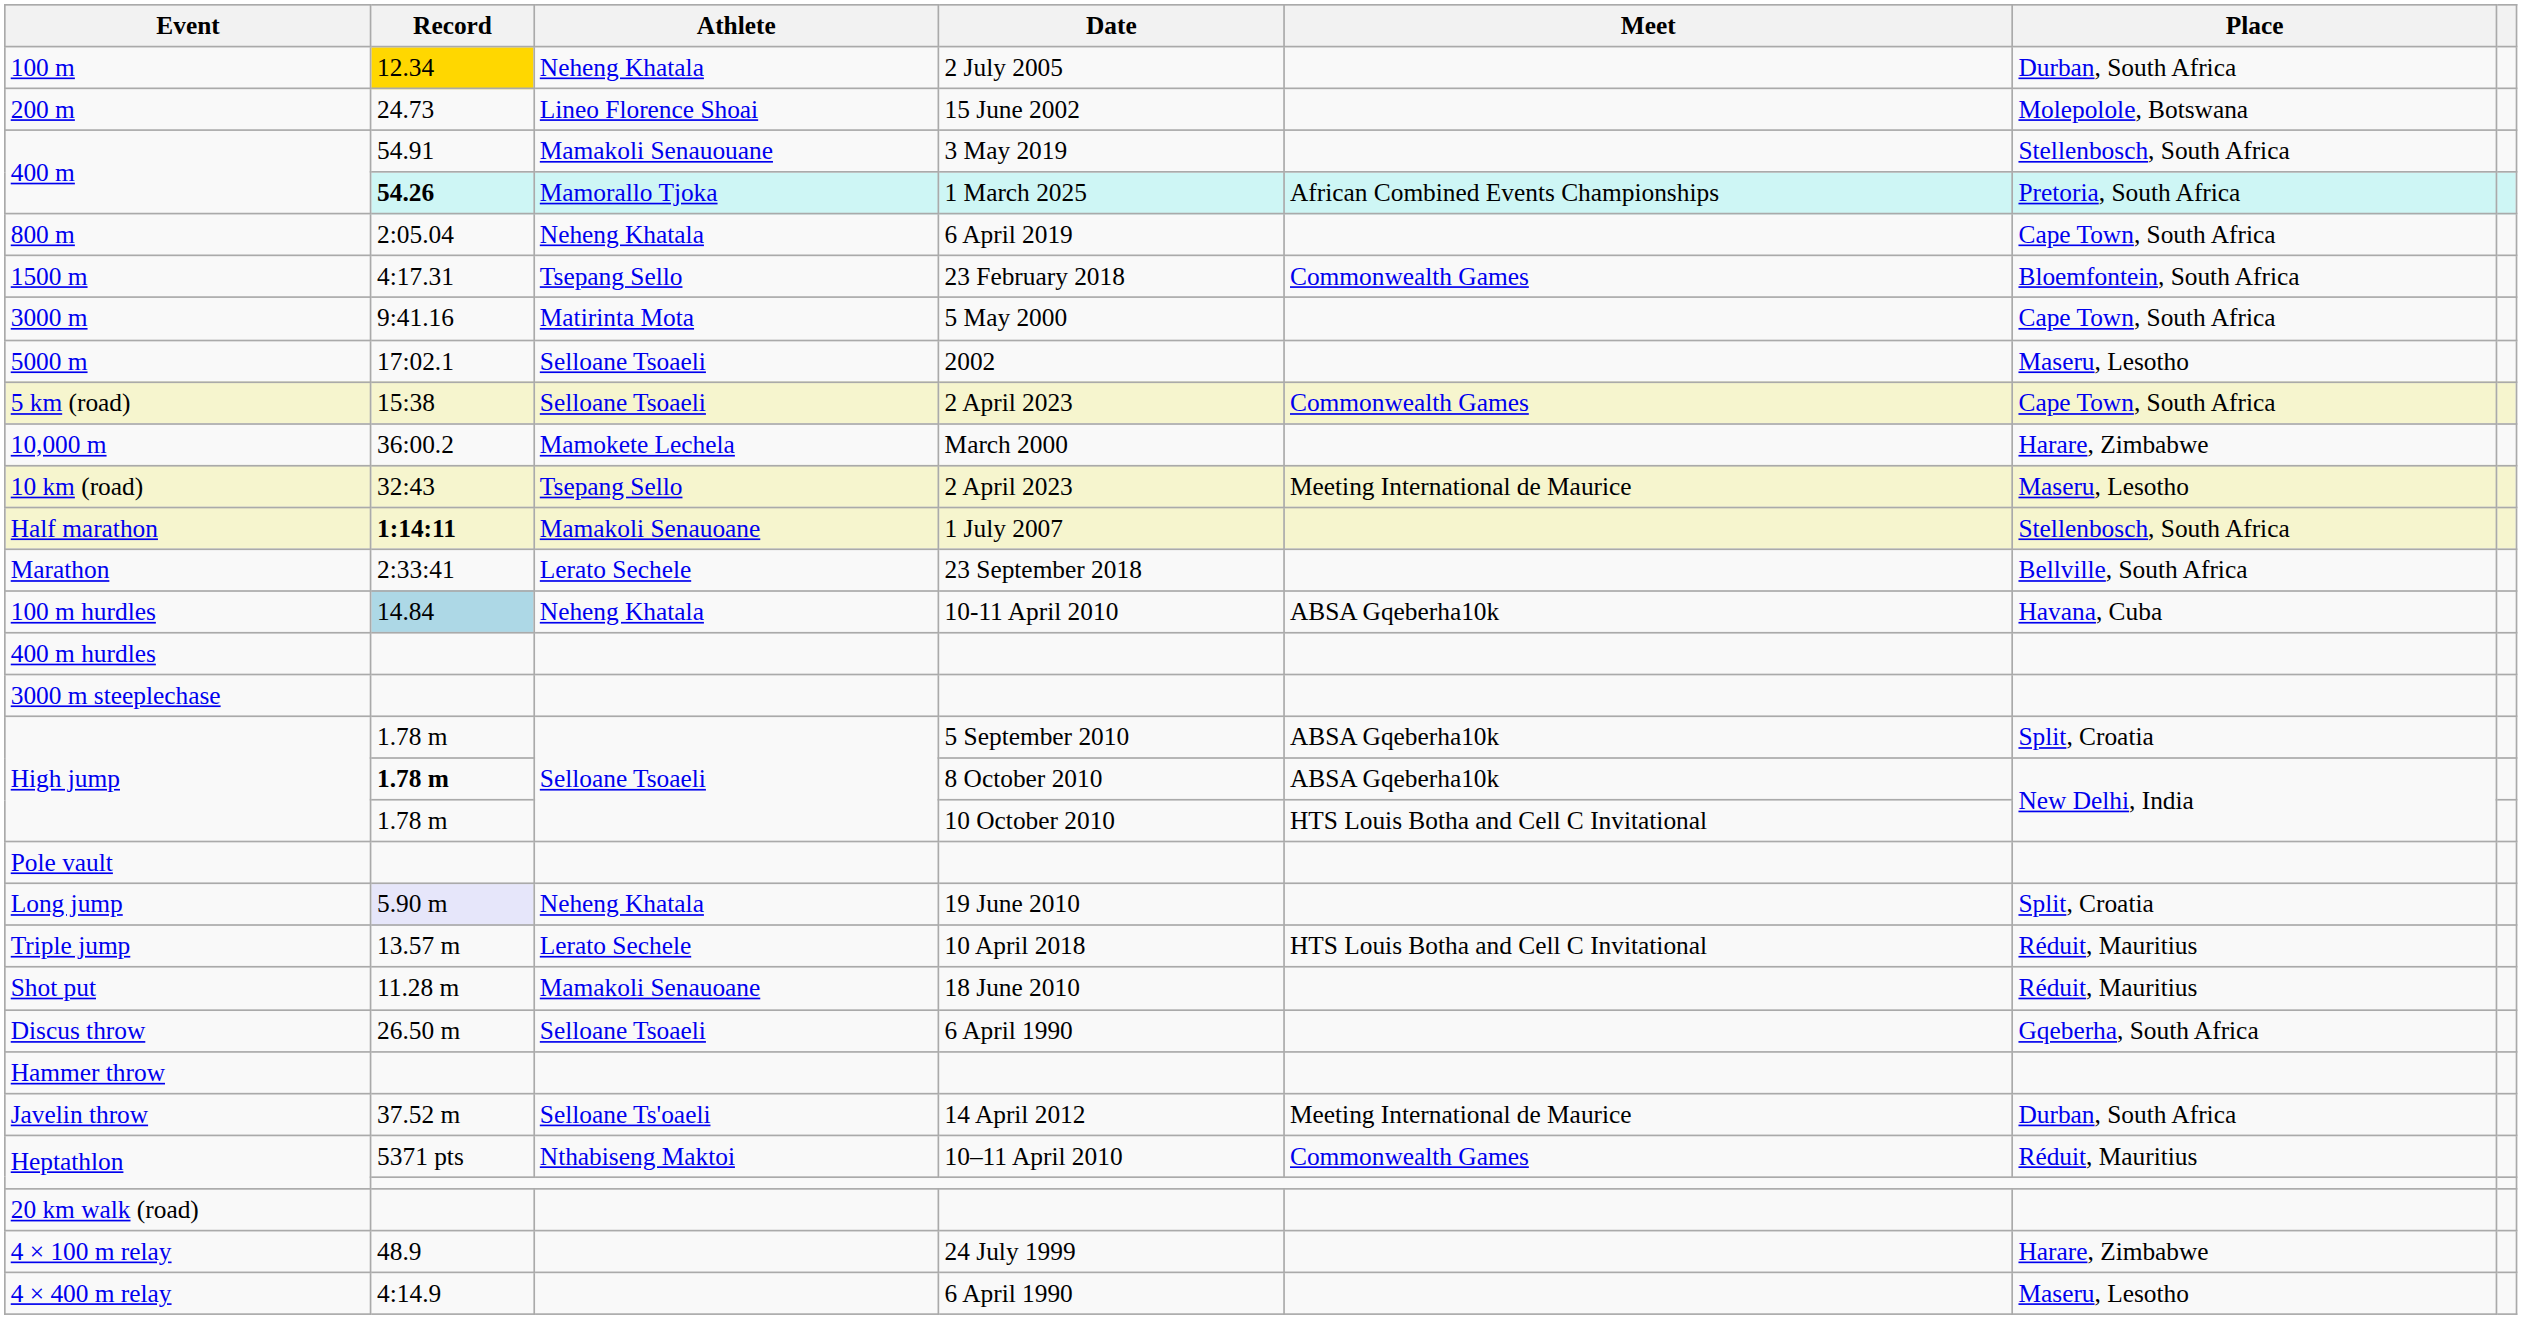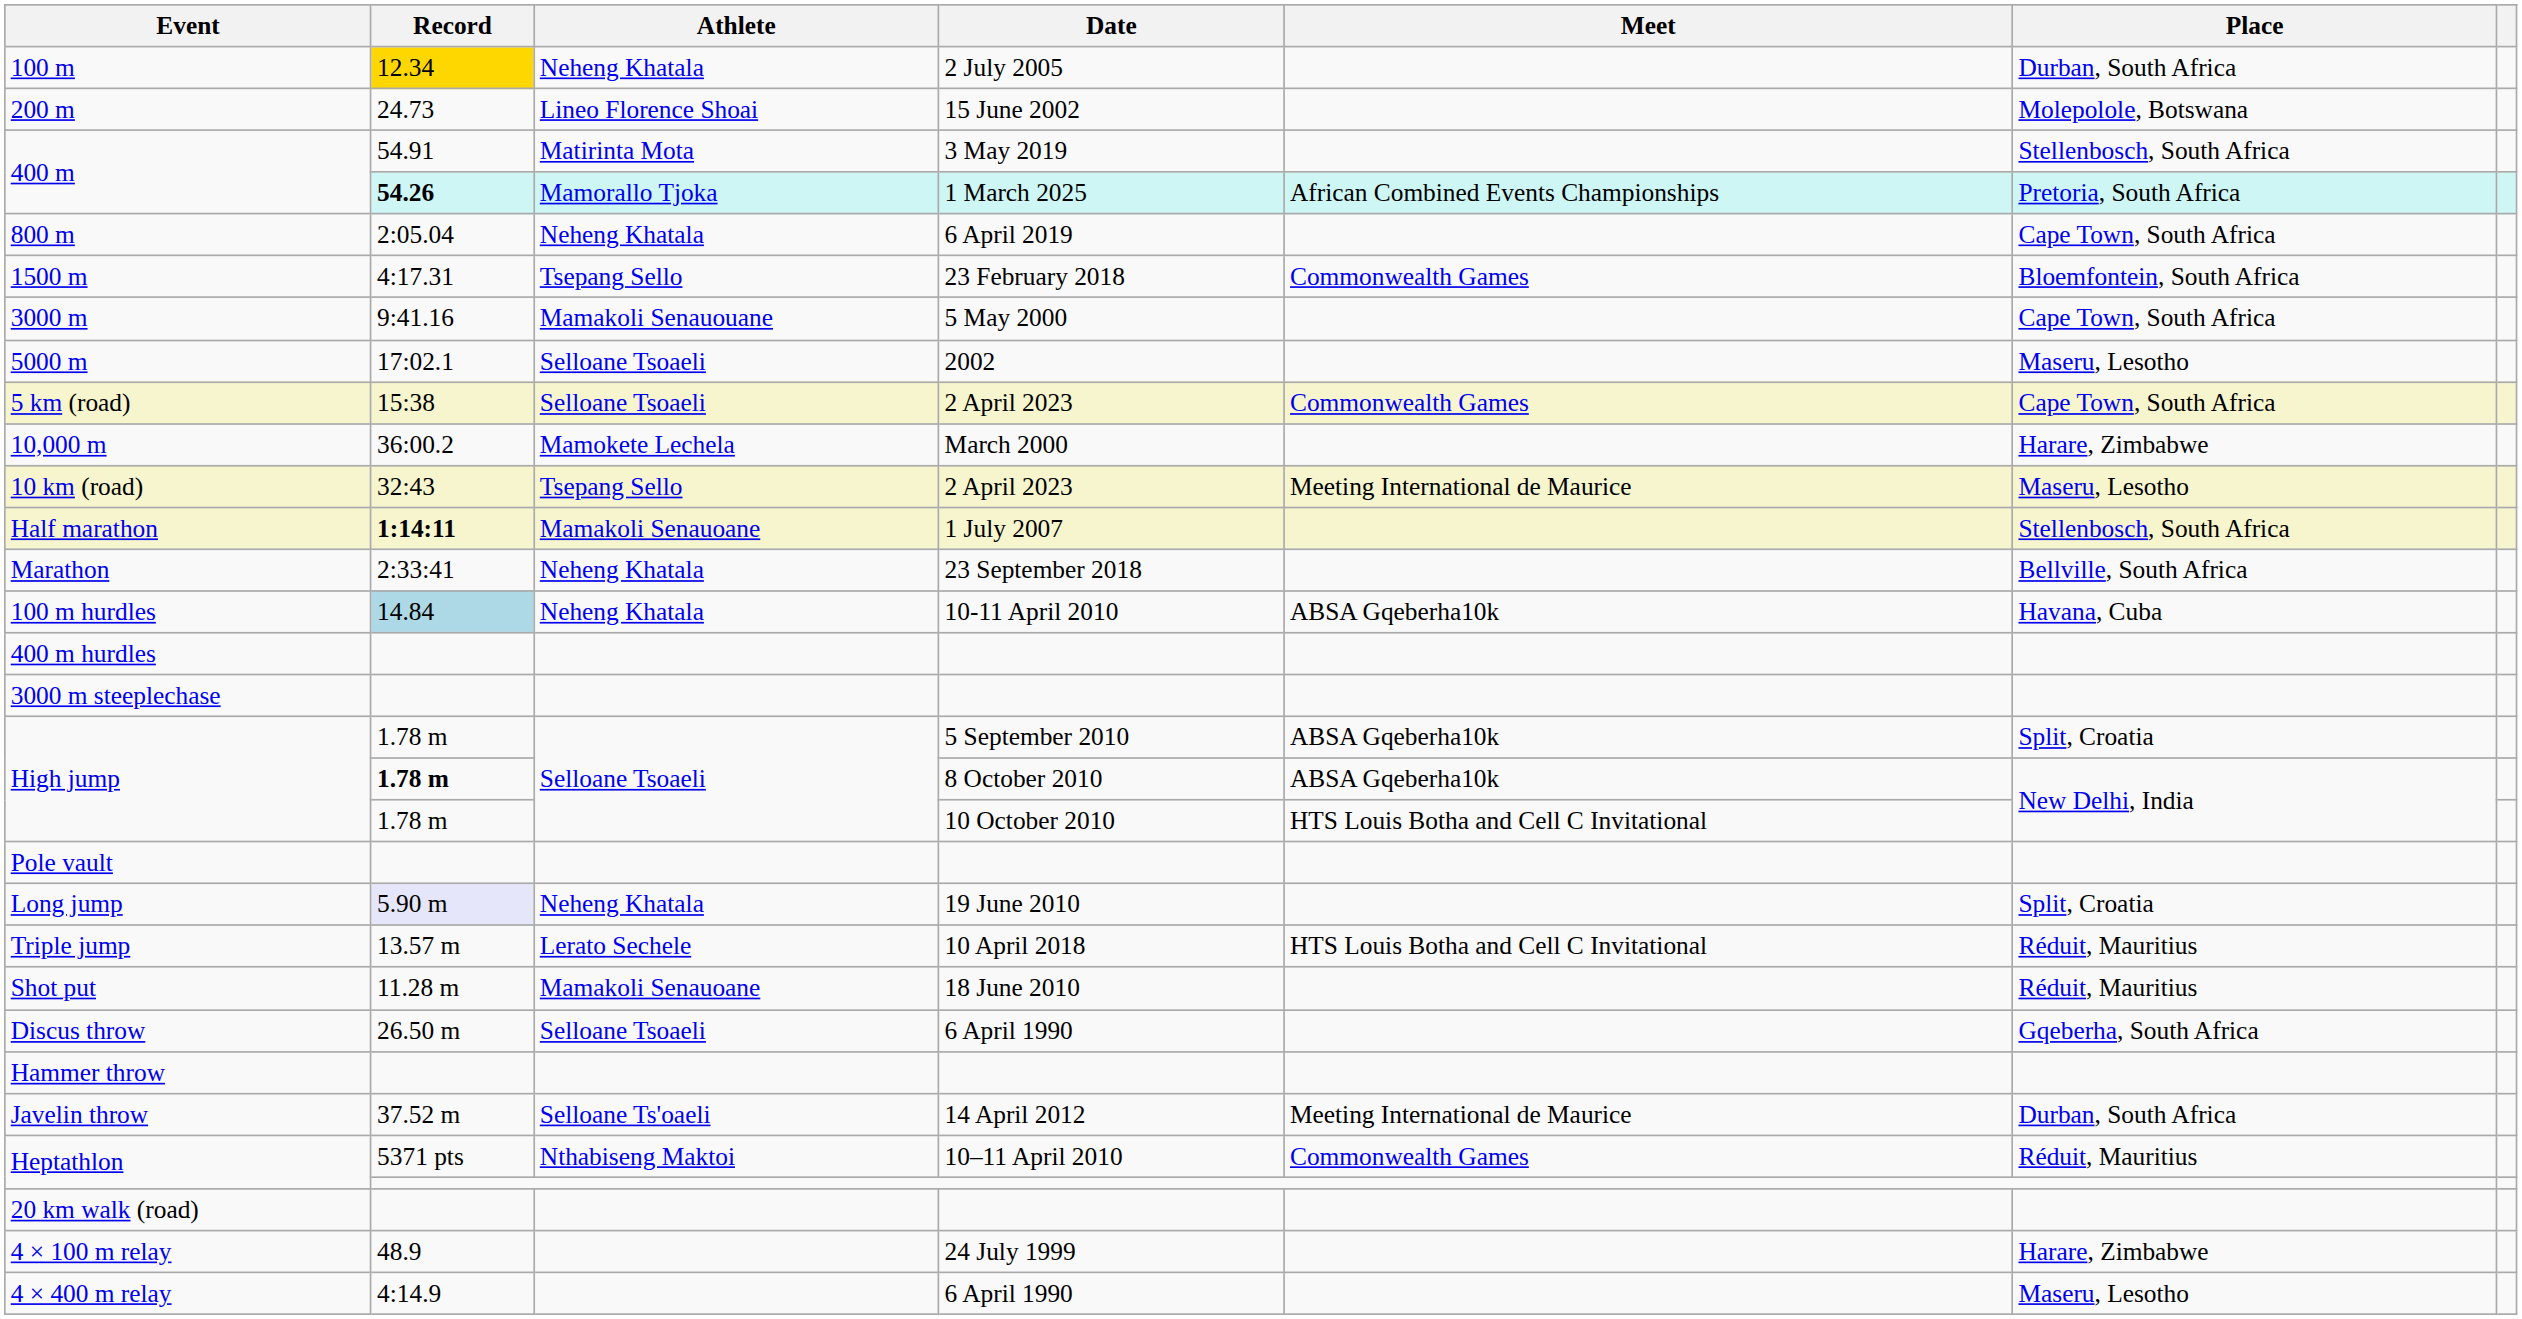(656, 151) Mamakoli Senauouane -> (617, 151) Matirinta Mota
(617, 318) Matirinta Mota -> (656, 318) Mamakoli Senauouane
(616, 569) Lerato Sechele -> (622, 569) Neheng Khatala
